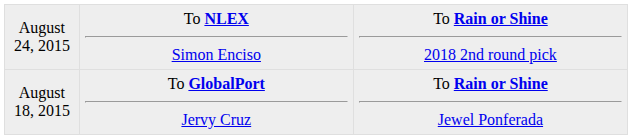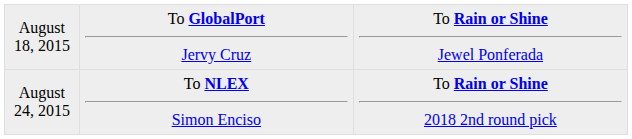rows swapped: (42, 102) <-> (42, 36)
